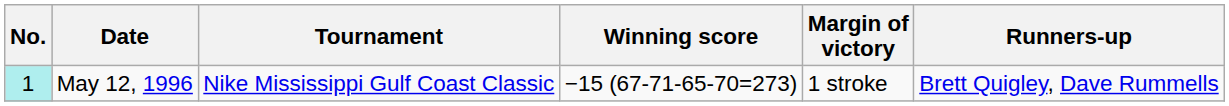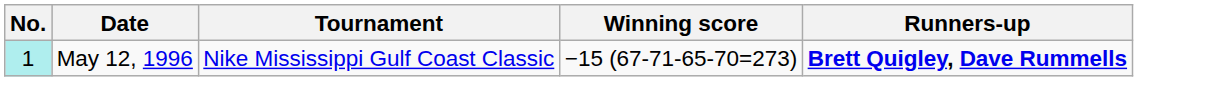- column: (858, 35)
(1069, 84) normal -> (967, 58) bold
